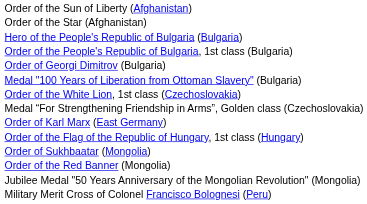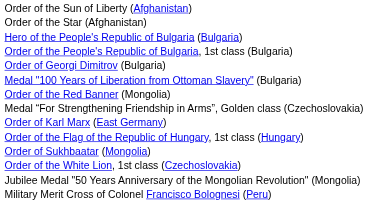rows swapped: (123, 94) <-> (88, 166)
